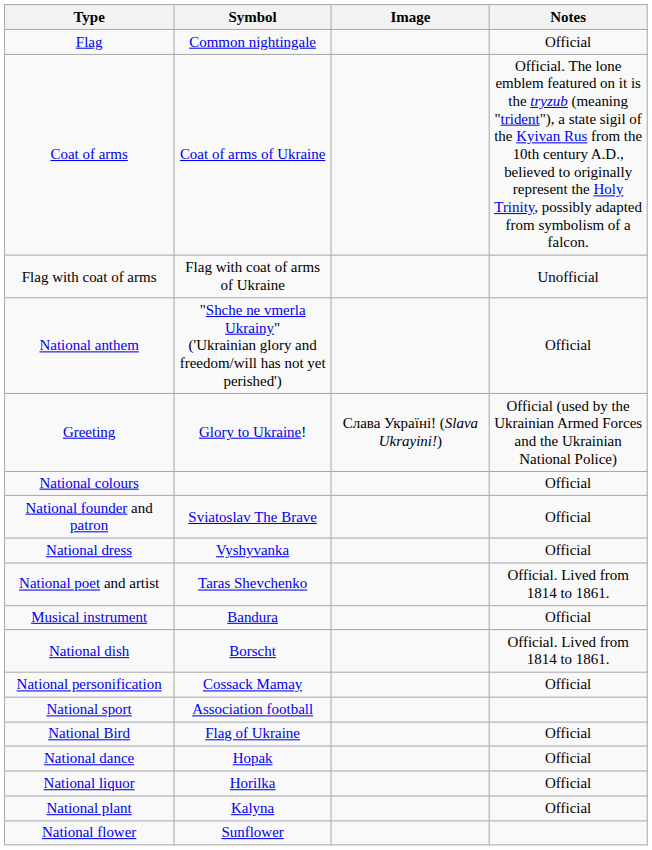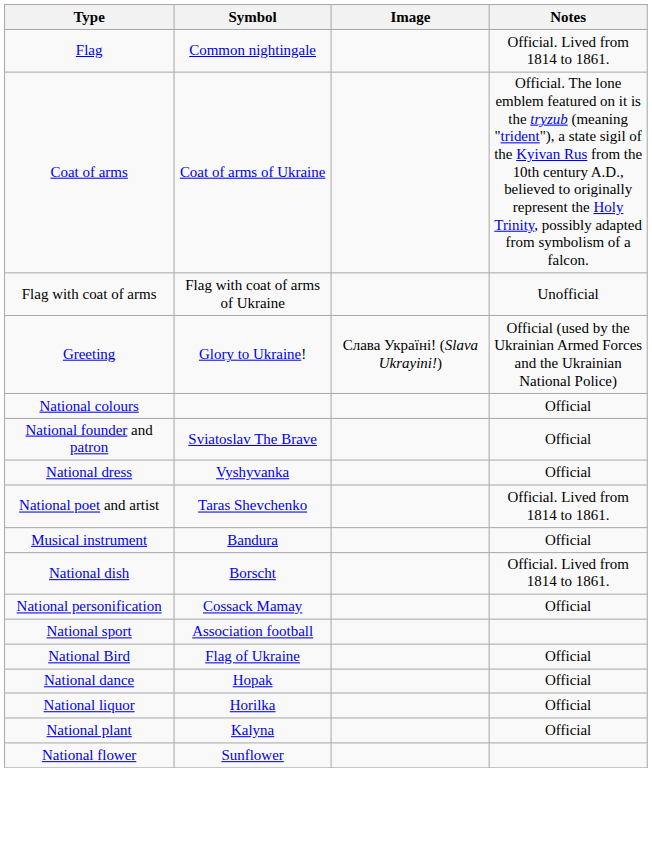(568, 41) Official -> (568, 50) Official. Lived from 1814 to 1861.
- row: (89, 345)
